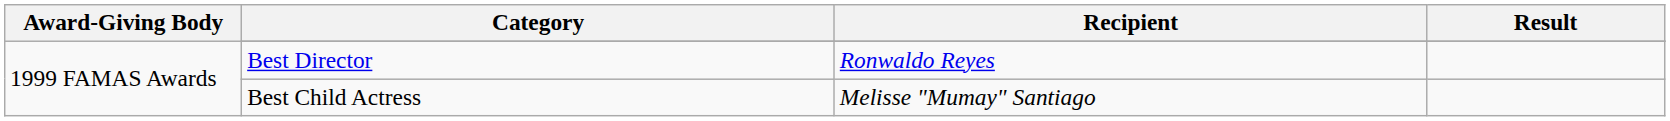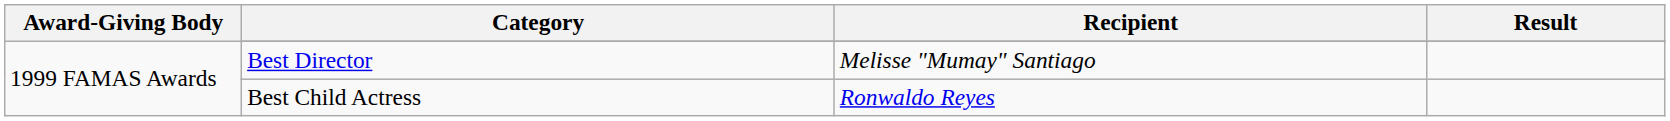(917, 60) Ronwaldo Reyes -> (968, 60) Melisse "Mumay" Santiago
(968, 97) Melisse "Mumay" Santiago -> (917, 97) Ronwaldo Reyes
